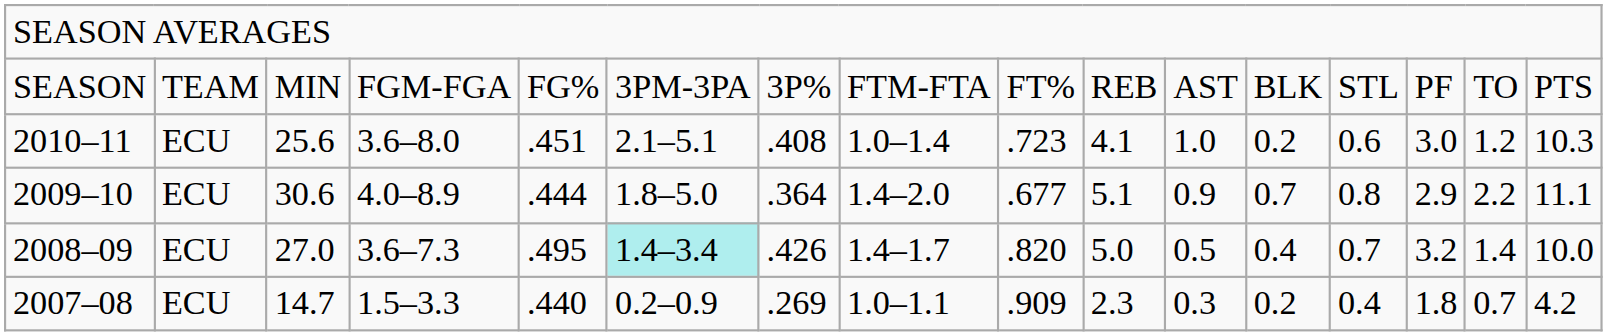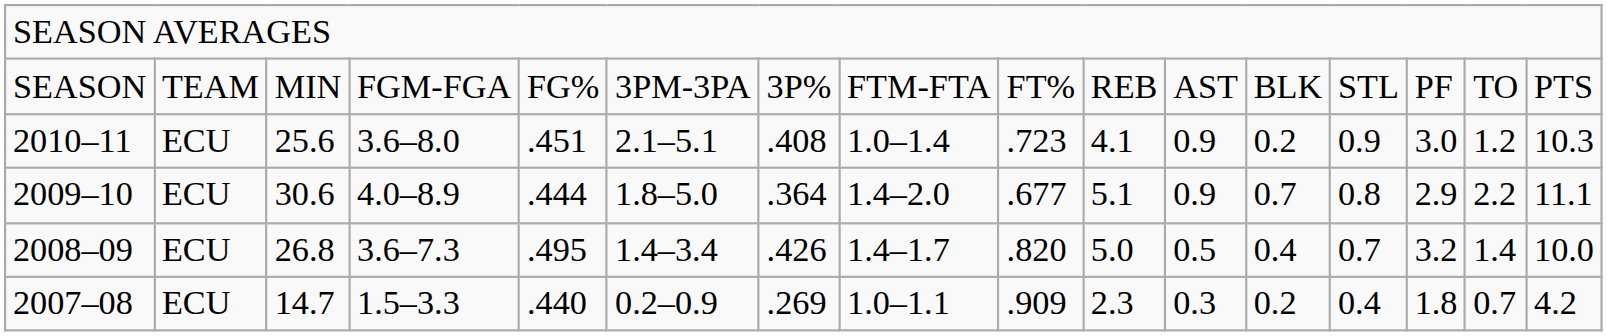(1195, 140) 1.0 -> (1195, 140) 0.9
(1359, 140) 0.6 -> (1359, 140) 0.9
(305, 248) 27.0 -> (305, 248) 26.8
(666, 248) paleturquoise background -> (666, 248) no background
